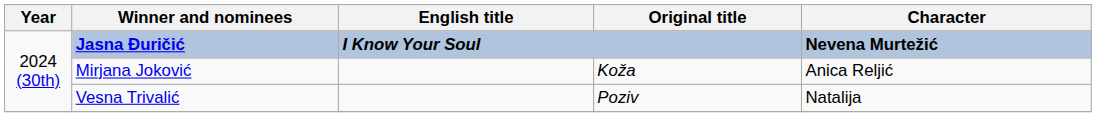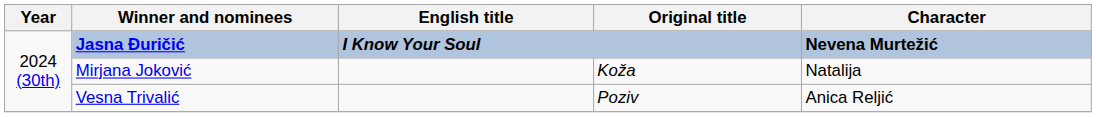(849, 71) Anica Reljić -> (833, 71) Natalija
(833, 97) Natalija -> (849, 97) Anica Reljić
